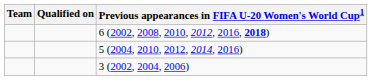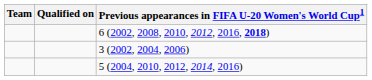rows swapped: (171, 49) <-> (144, 66)
